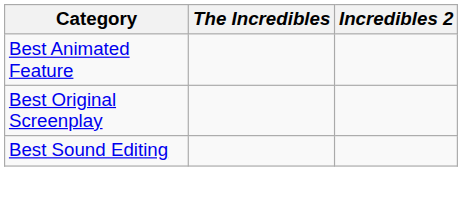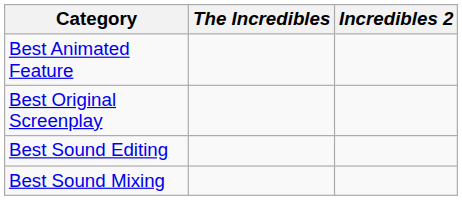+ row: (87, 180)
